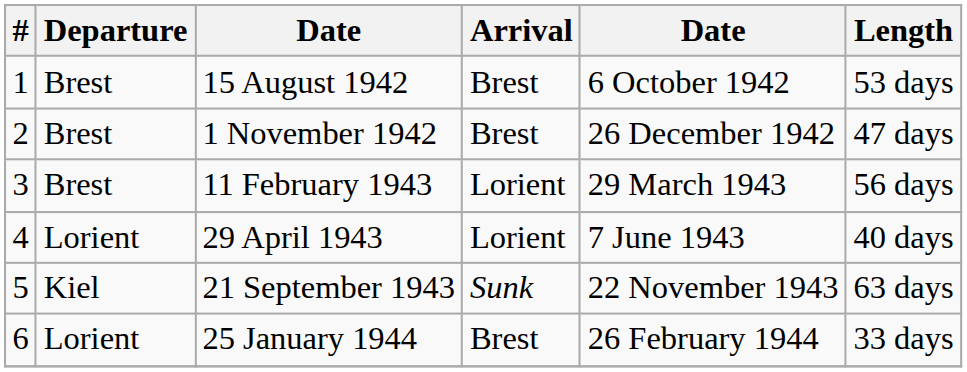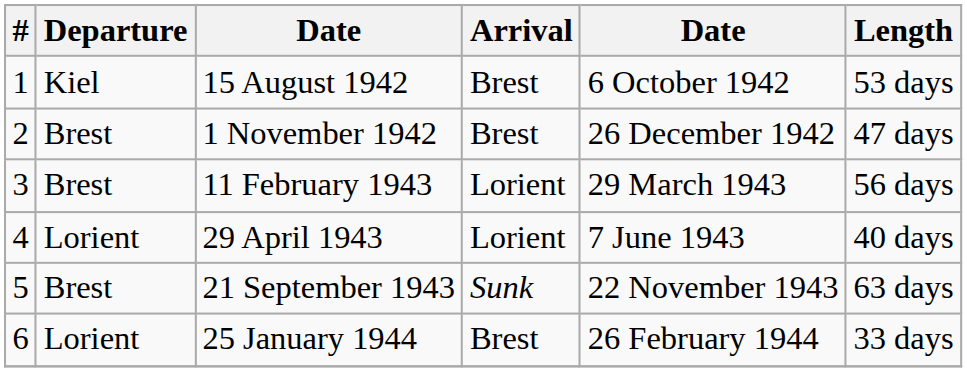(78, 81) Brest -> (72, 81) Kiel
(72, 287) Kiel -> (78, 287) Brest
